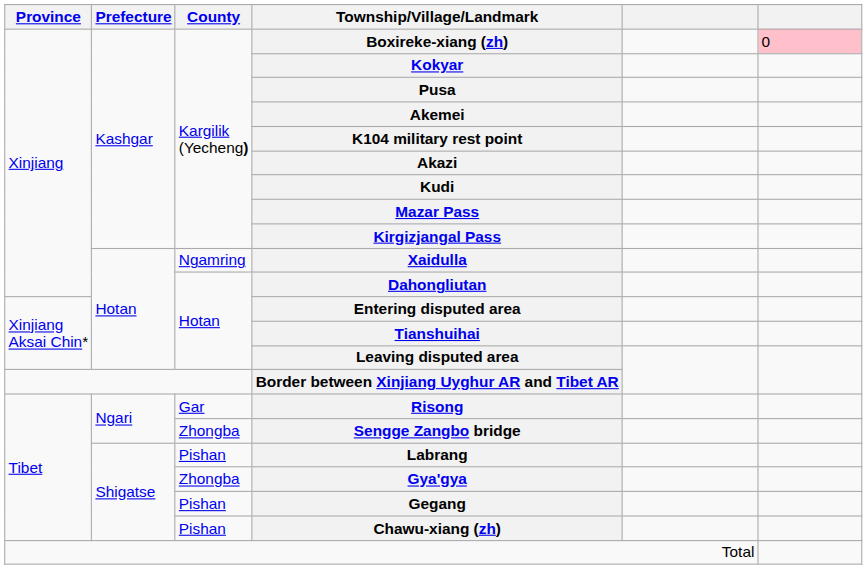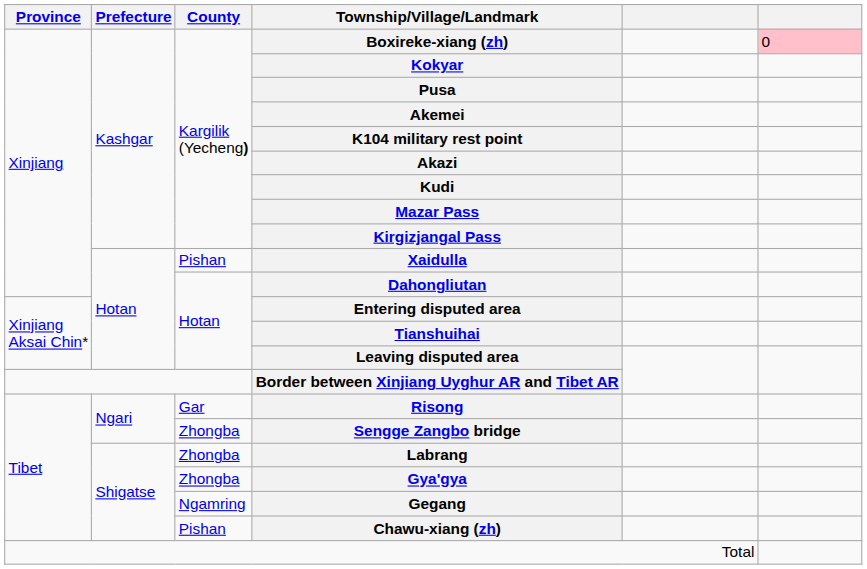(212, 261) Ngamring -> (202, 261) Pishan
(202, 455) Pishan -> (209, 455) Zhongba
(202, 504) Pishan -> (212, 504) Ngamring
